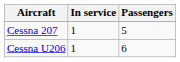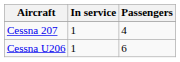(124, 30) 5 -> (124, 30) 4
